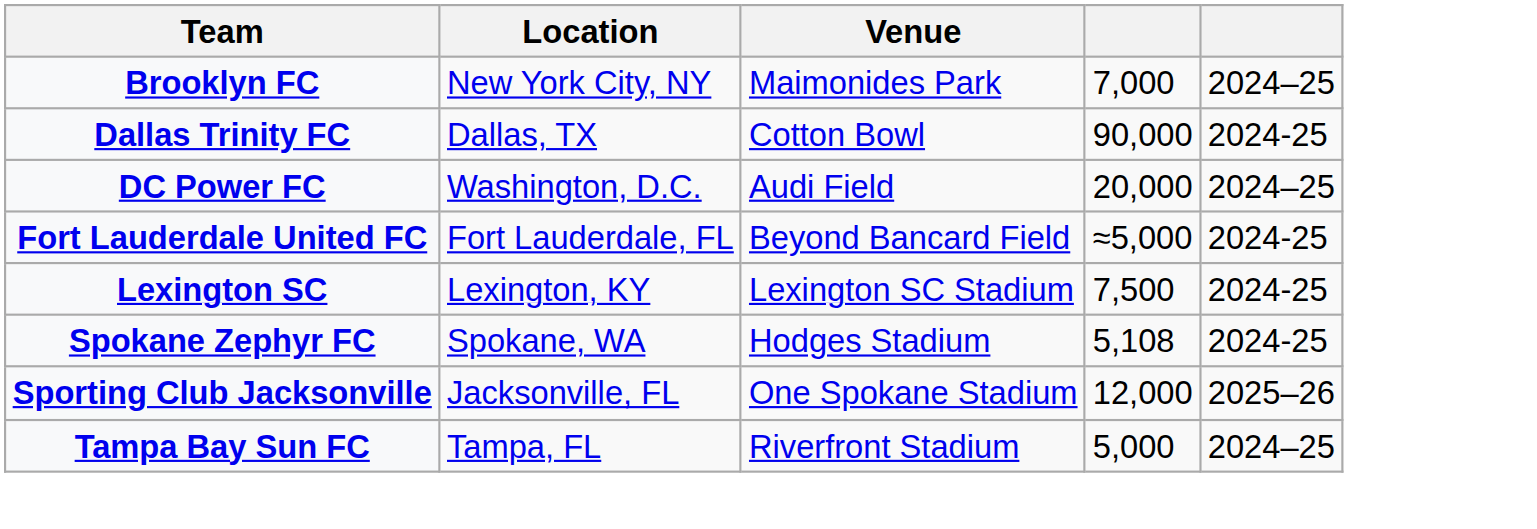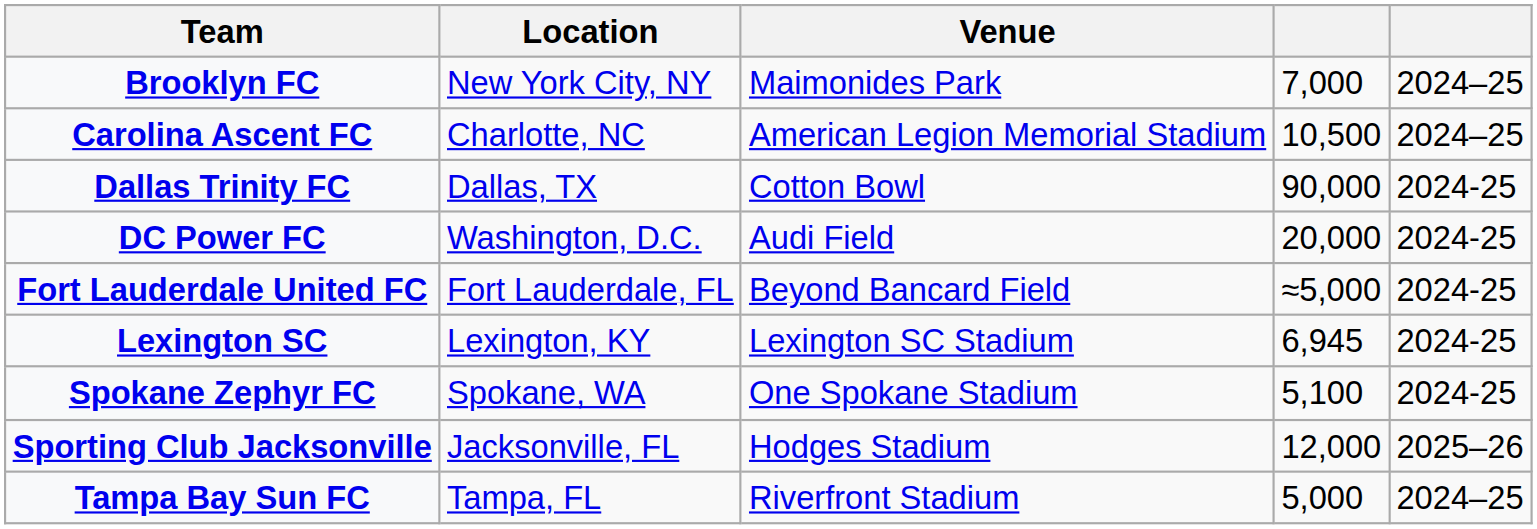+ row: (222, 135)
(1271, 186) 2024–25 -> (1456, 238) 2024-25
(1134, 290) 7,500 -> (1322, 342) 6,945
(870, 342) Hodges Stadium -> (913, 393) One Spokane Stadium
(1134, 342) 5,108 -> (1322, 393) 5,100
(913, 393) One Spokane Stadium -> (870, 445) Hodges Stadium
